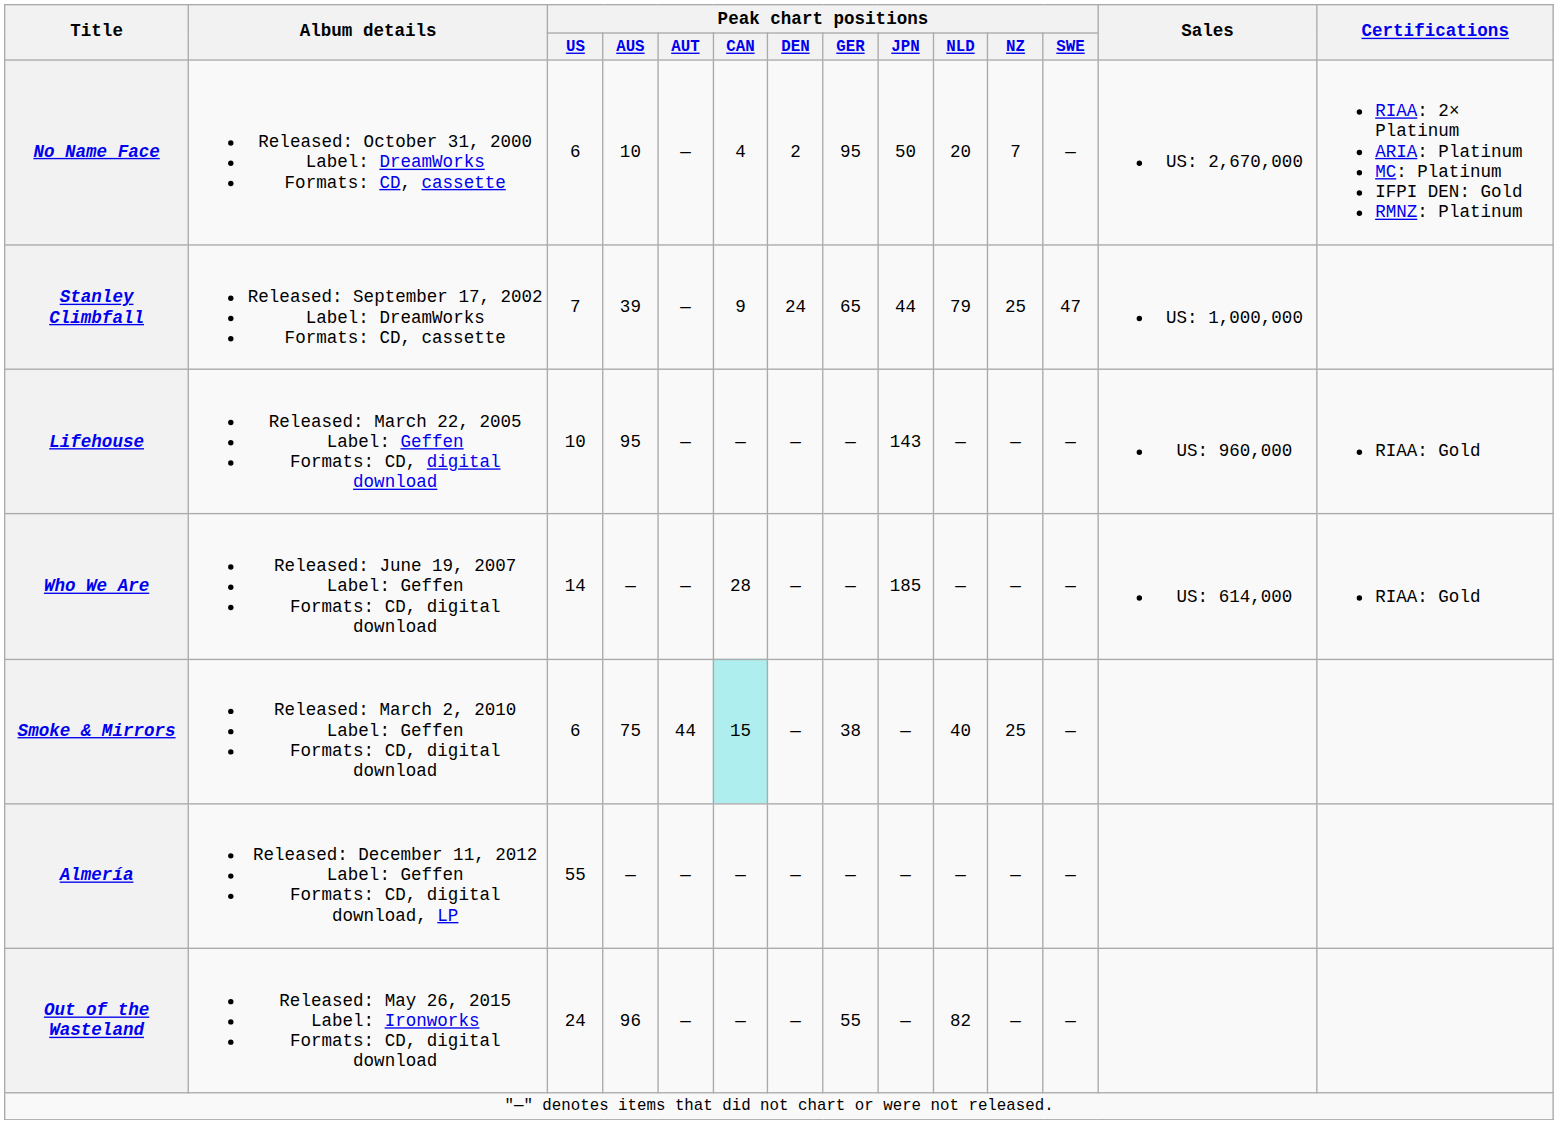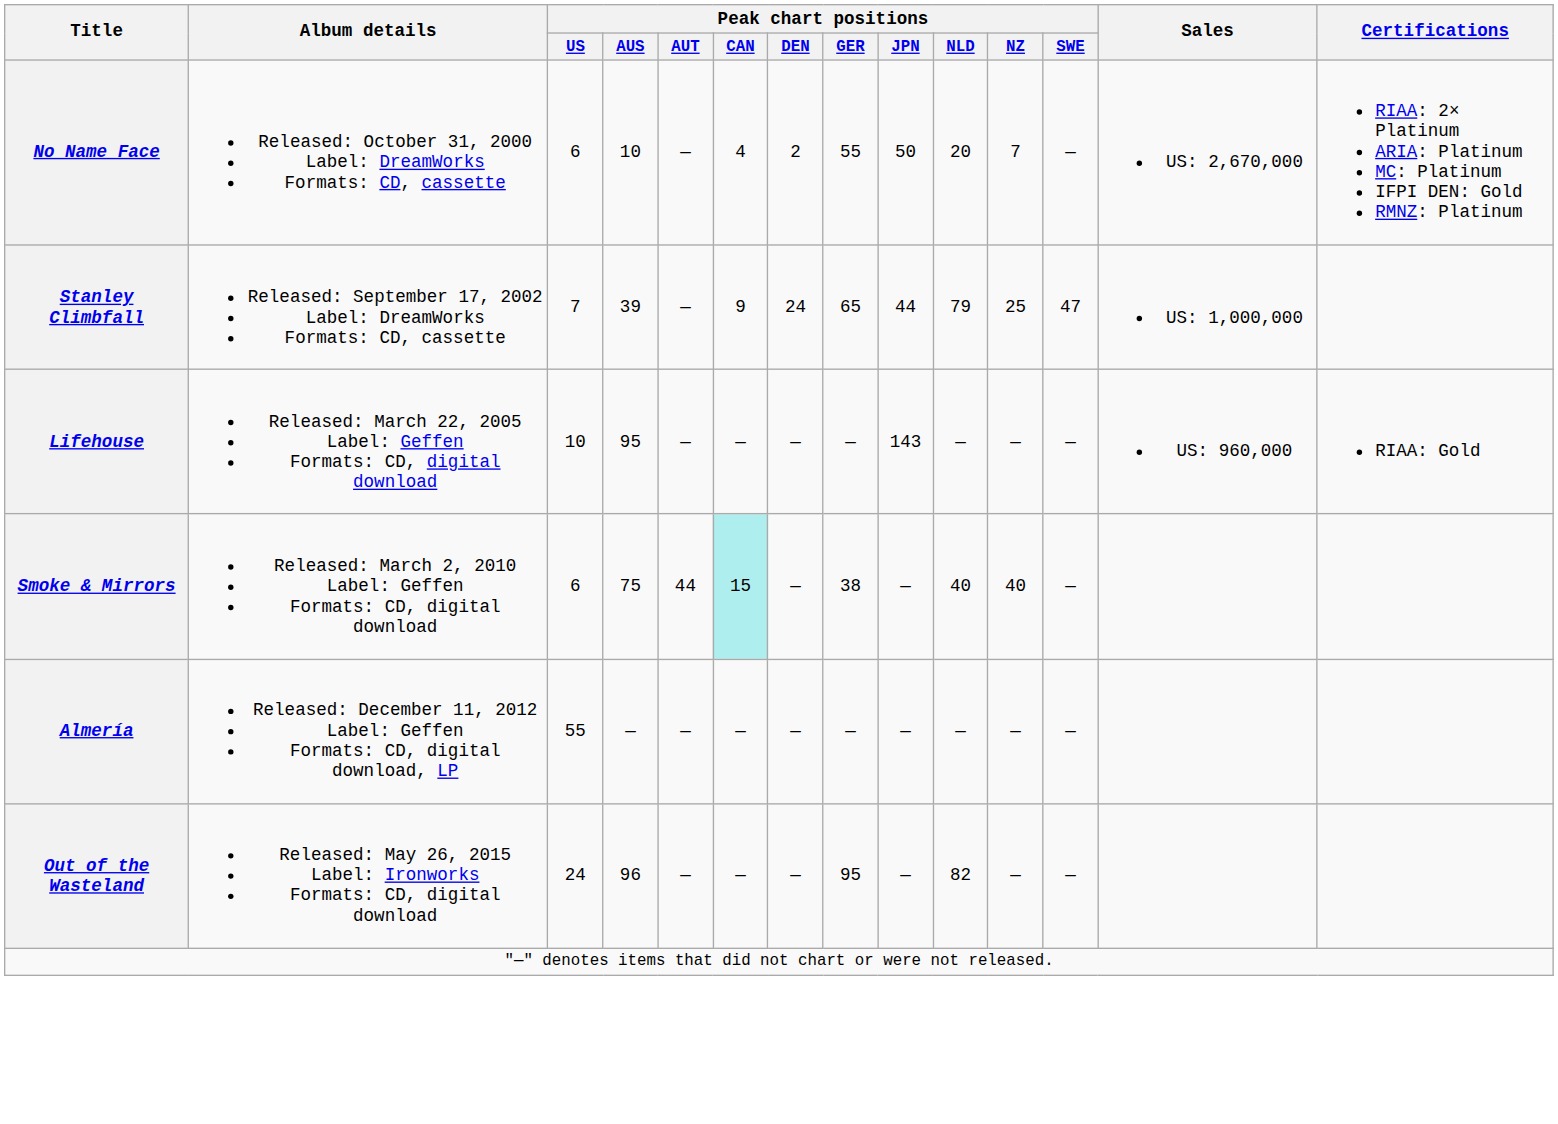(850, 152) 95 -> (850, 152) 55
- row: (97, 587)
(1015, 731) 25 -> (1015, 587) 40
(850, 1021) 55 -> (850, 876) 95
